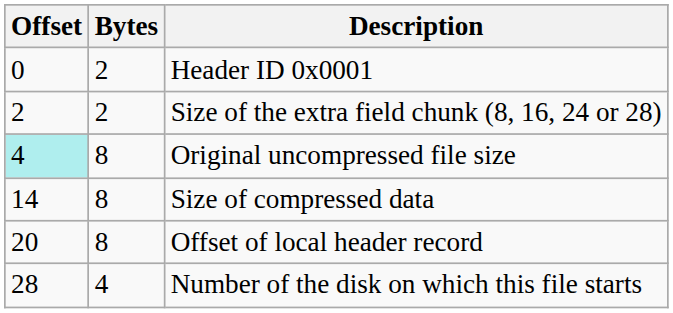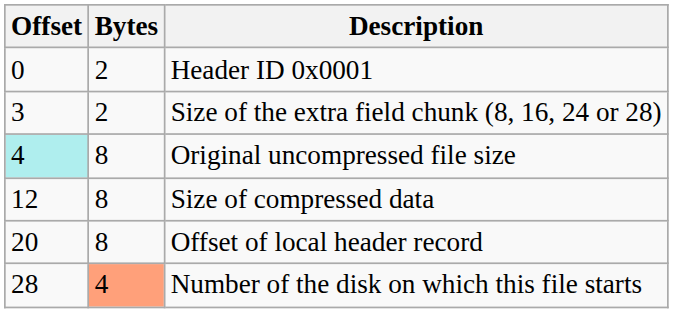(18, 112) 2 -> (18, 112) 3
(25, 198) 14 -> (25, 198) 12
(101, 284) no background -> (101, 284) lightsalmon background
